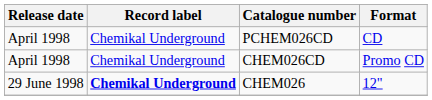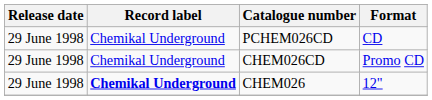(39, 38) April 1998 -> (46, 38) 29 June 1998
(39, 60) April 1998 -> (46, 60) 29 June 1998
